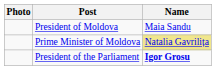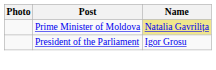- row: (77, 27)
(167, 57) bold -> (166, 42) normal
